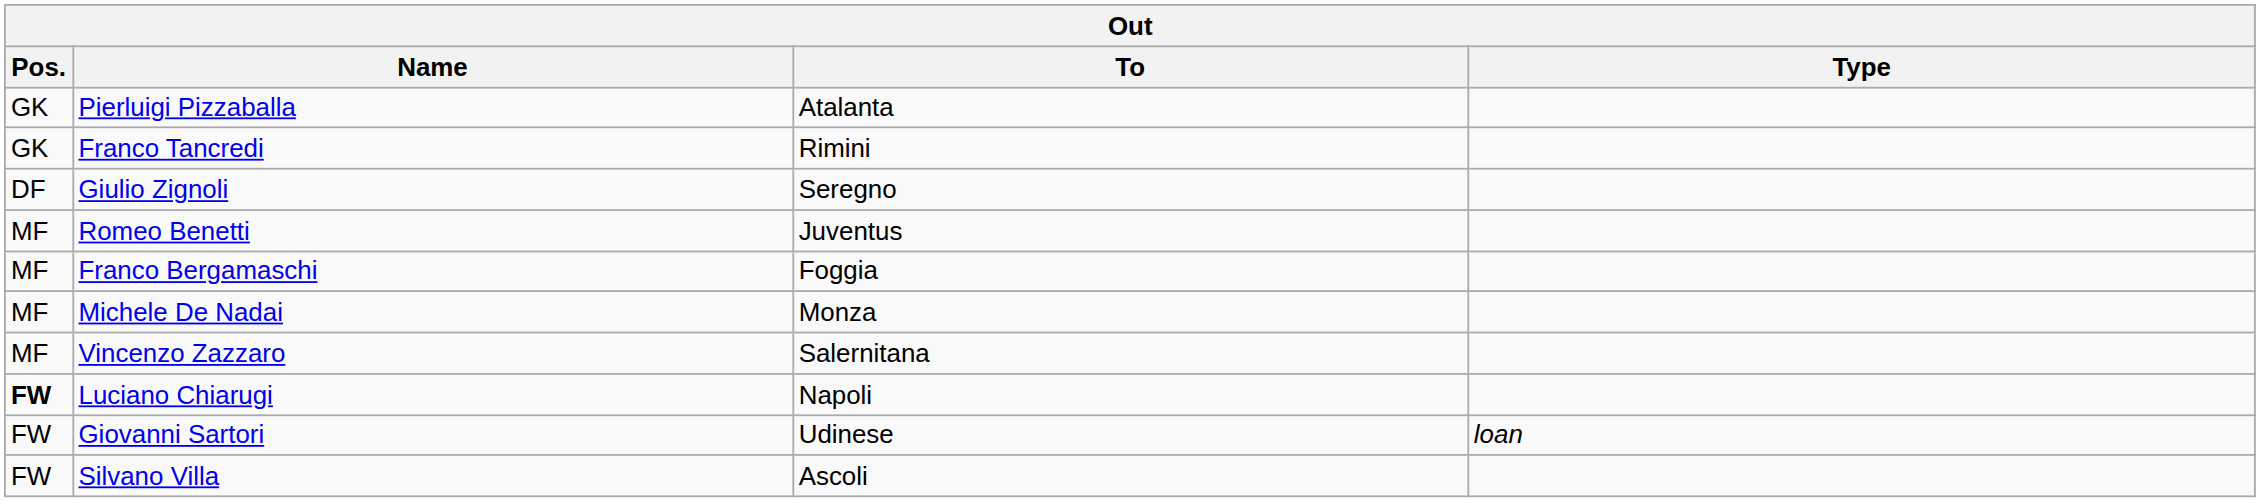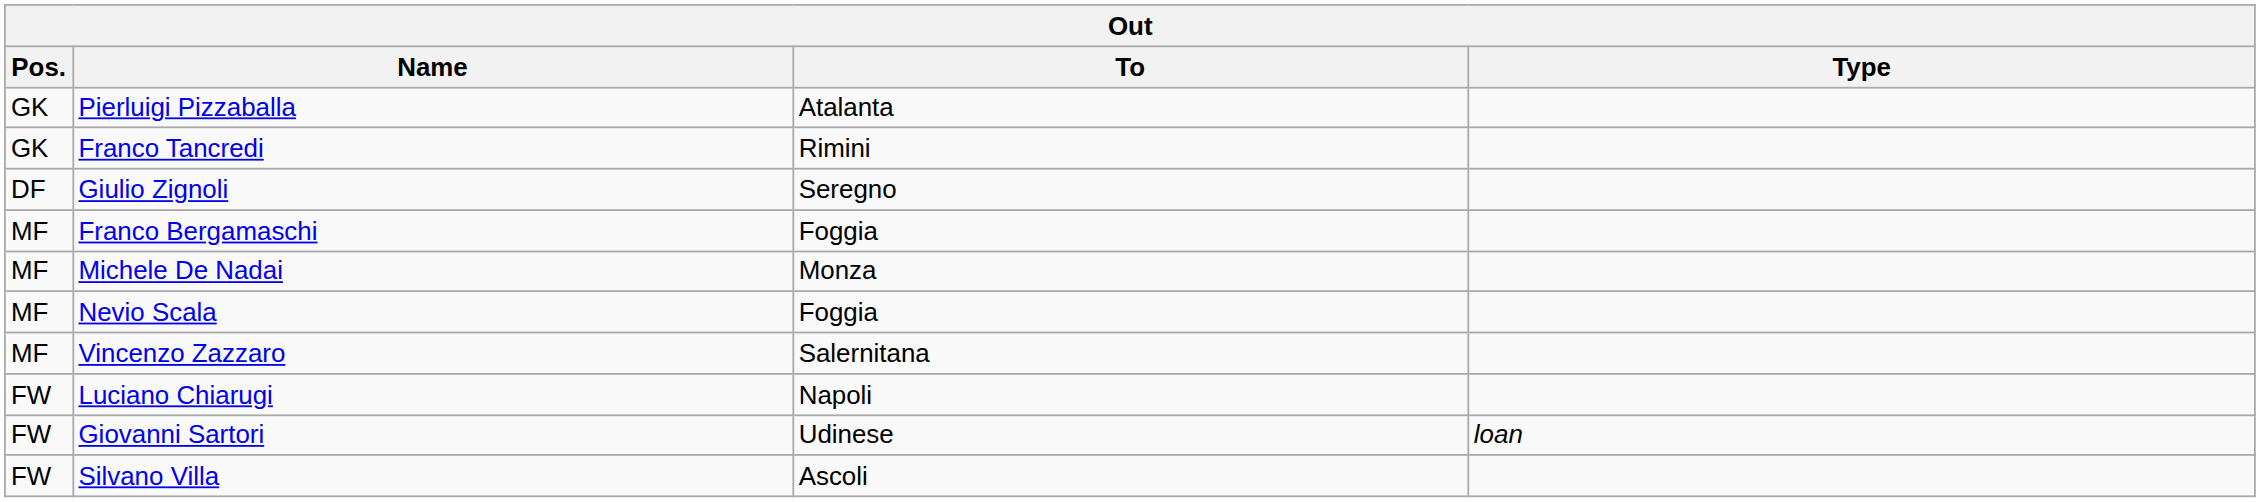- row: (164, 231)
+ row: (148, 312)
(31, 394) bold -> (31, 394) normal
